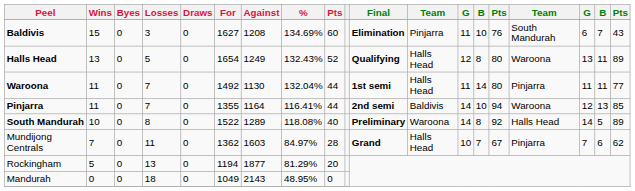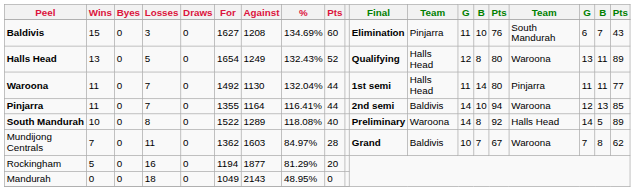(421, 142) Halls Head -> (427, 142) Baldivis
(528, 142) Pinjarra -> (531, 142) Waroona
(600, 142) 6 -> (600, 142) 8
(150, 163) 13 -> (150, 163) 16
